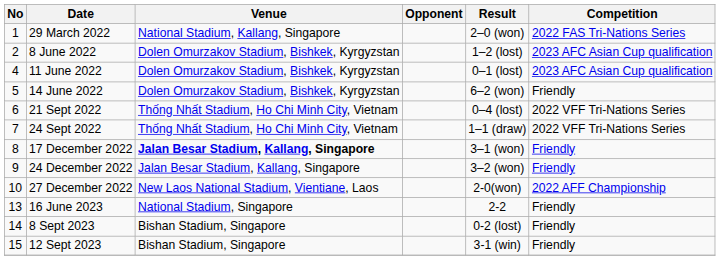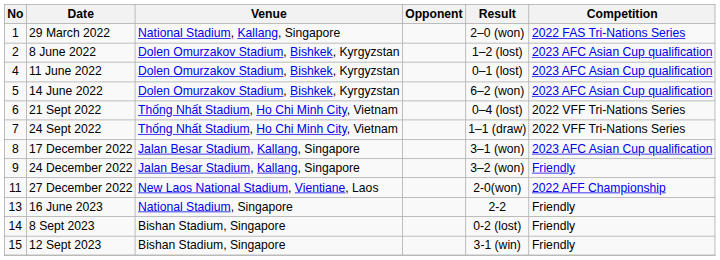(554, 91) Friendly -> (622, 91) 2023 AFC Asian Cup qualification
(256, 149) bold -> (249, 149) normal
(554, 149) Friendly -> (622, 149) 2023 AFC Asian Cup qualification
(15, 187) 10 -> (15, 187) 11
